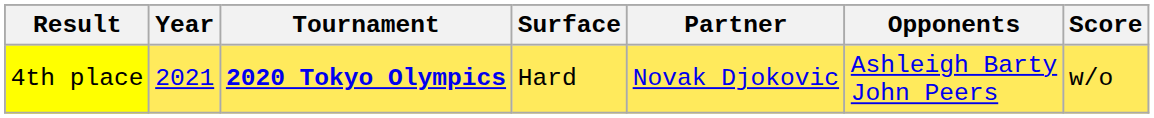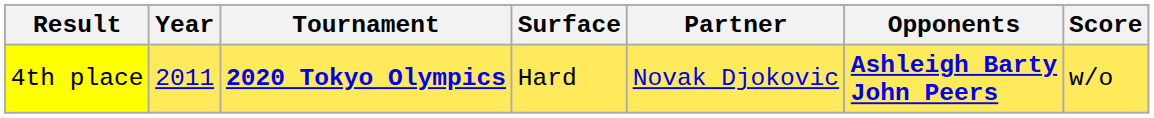(185, 79) 2021 -> (185, 79) 2011
(954, 79) normal -> (954, 79) bold
